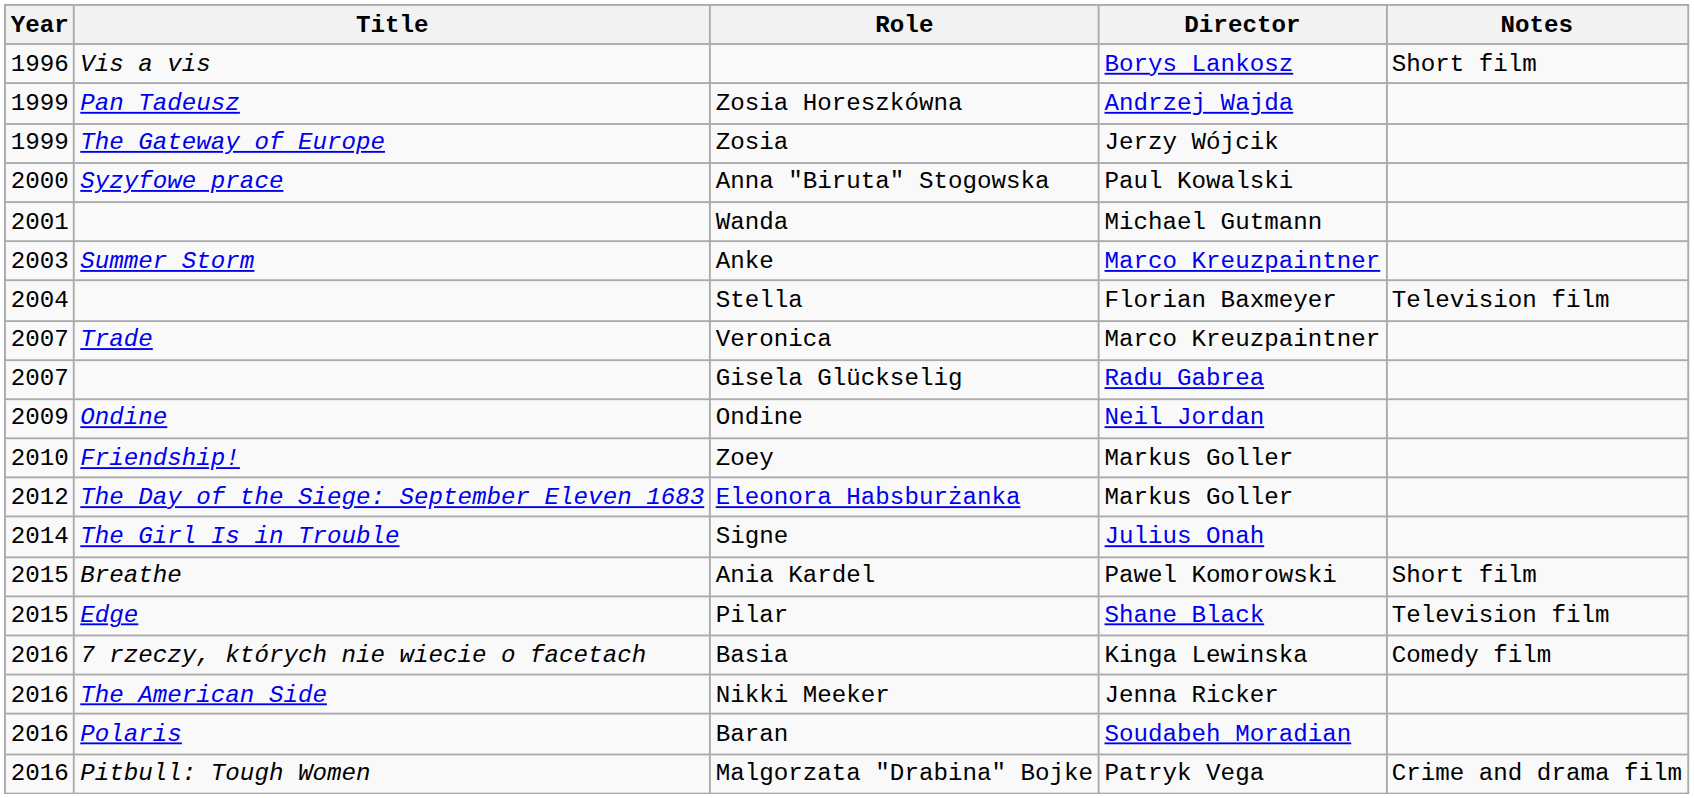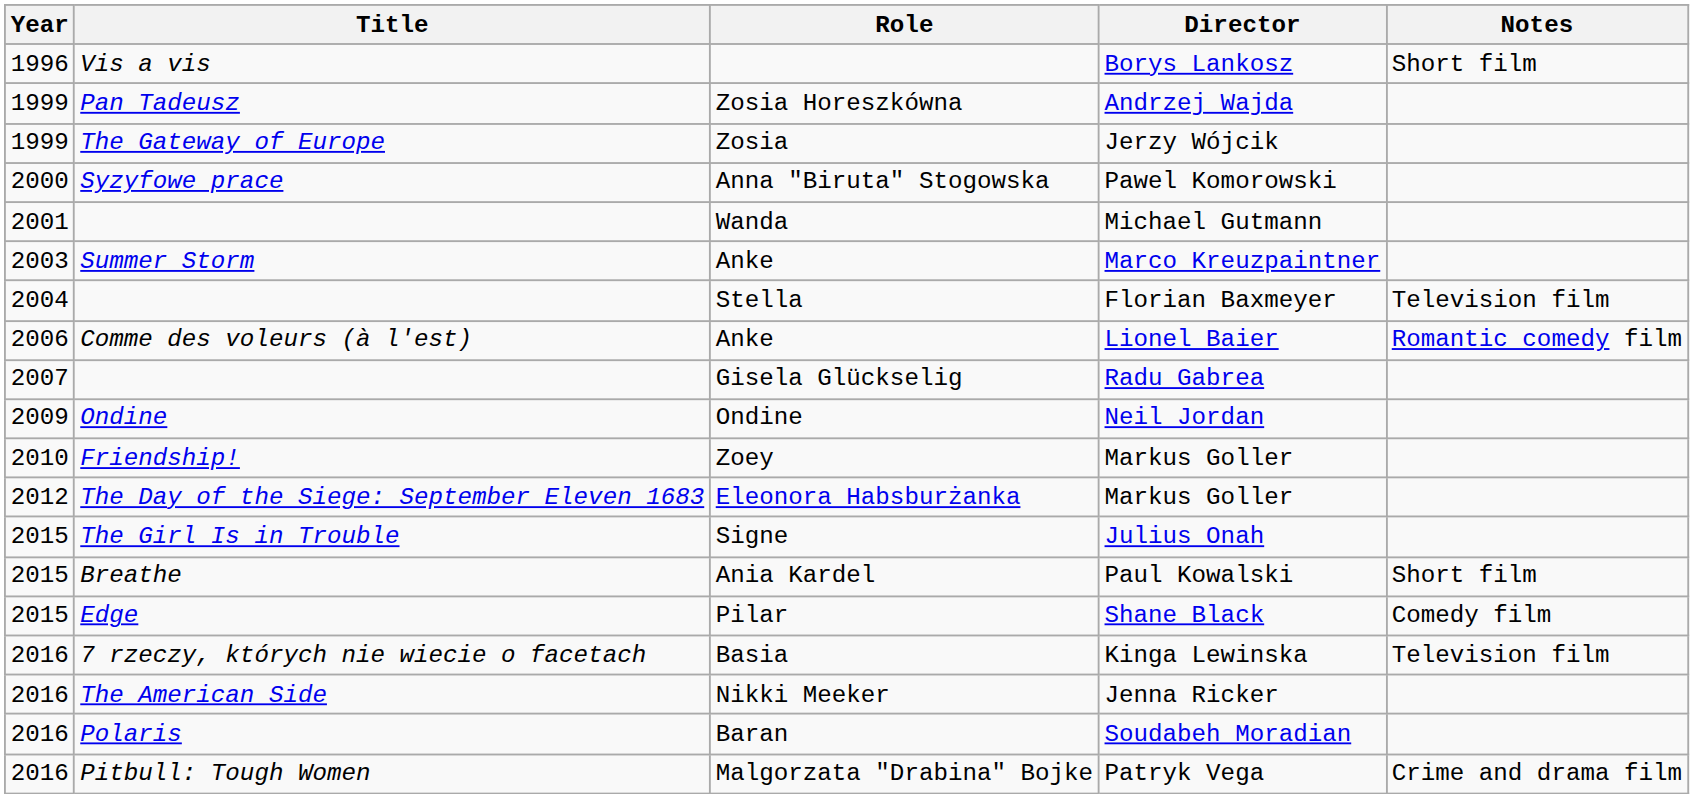(1199, 182) Paul Kowalski -> (1221, 182) Pawel Komorowski
+ row: (276, 340)
- row: (117, 340)
(40, 537) 2014 -> (40, 537) 2015
(1221, 576) Pawel Komorowski -> (1199, 576) Paul Kowalski
(1501, 616) Television film -> (1472, 616) Comedy film
(1472, 655) Comedy film -> (1501, 655) Television film
